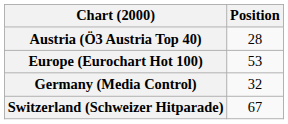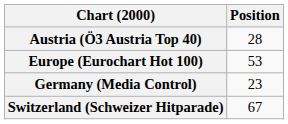(255, 84) 32 -> (255, 84) 23
